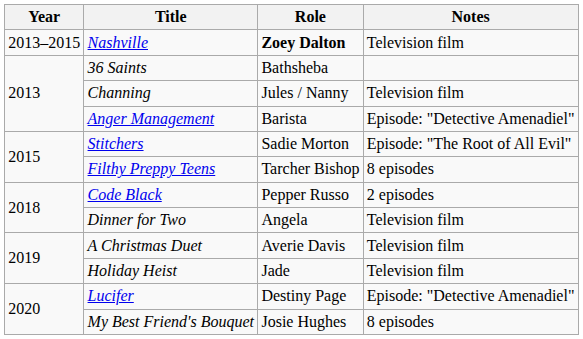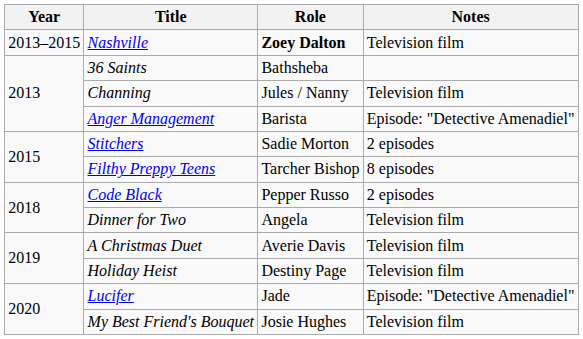(469, 144) Episode: "The Root of All Evil" -> (400, 144) 2 episodes
(276, 270) Jade -> (304, 270) Destiny Page
(304, 296) Destiny Page -> (276, 296) Jade
(400, 321) 8 episodes -> (415, 321) Television film
